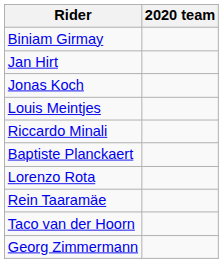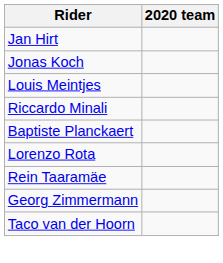- row: (56, 39)
rows swapped: (71, 223) <-> (73, 246)
